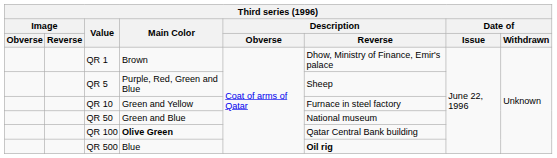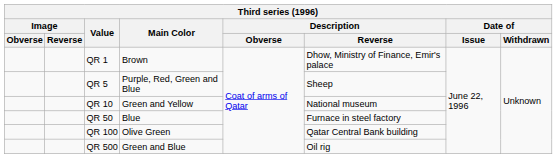(354, 104) Furnace in steel factory -> (342, 104) National museum
(154, 118) Green and Blue -> (131, 118) Blue
(342, 118) National museum -> (354, 118) Furnace in steel factory
(147, 132) bold -> (146, 132) normal
(131, 147) Blue -> (154, 147) Green and Blue
(320, 147) bold -> (318, 147) normal
